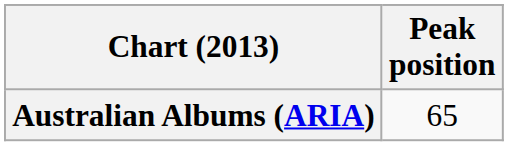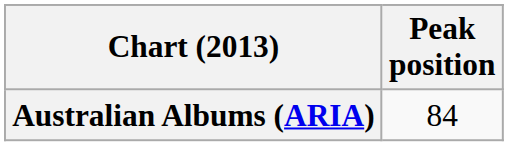(442, 114) 65 -> (442, 114) 84
